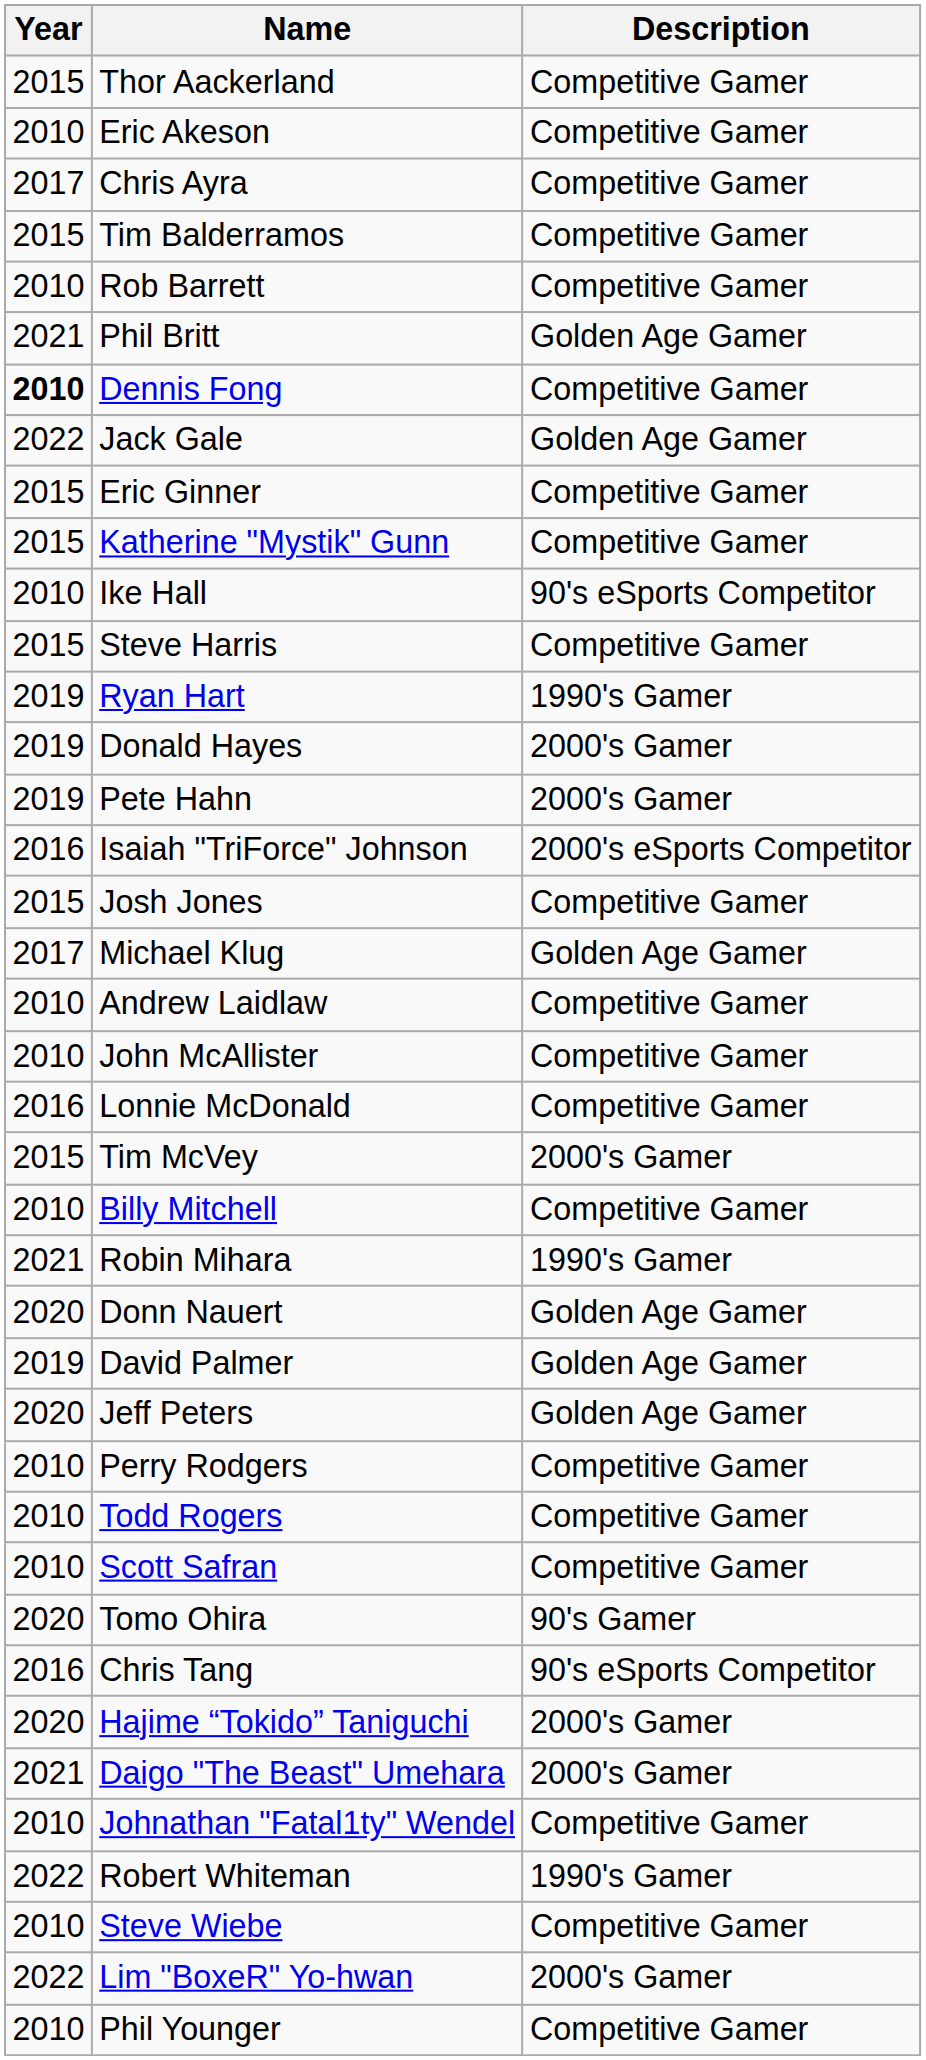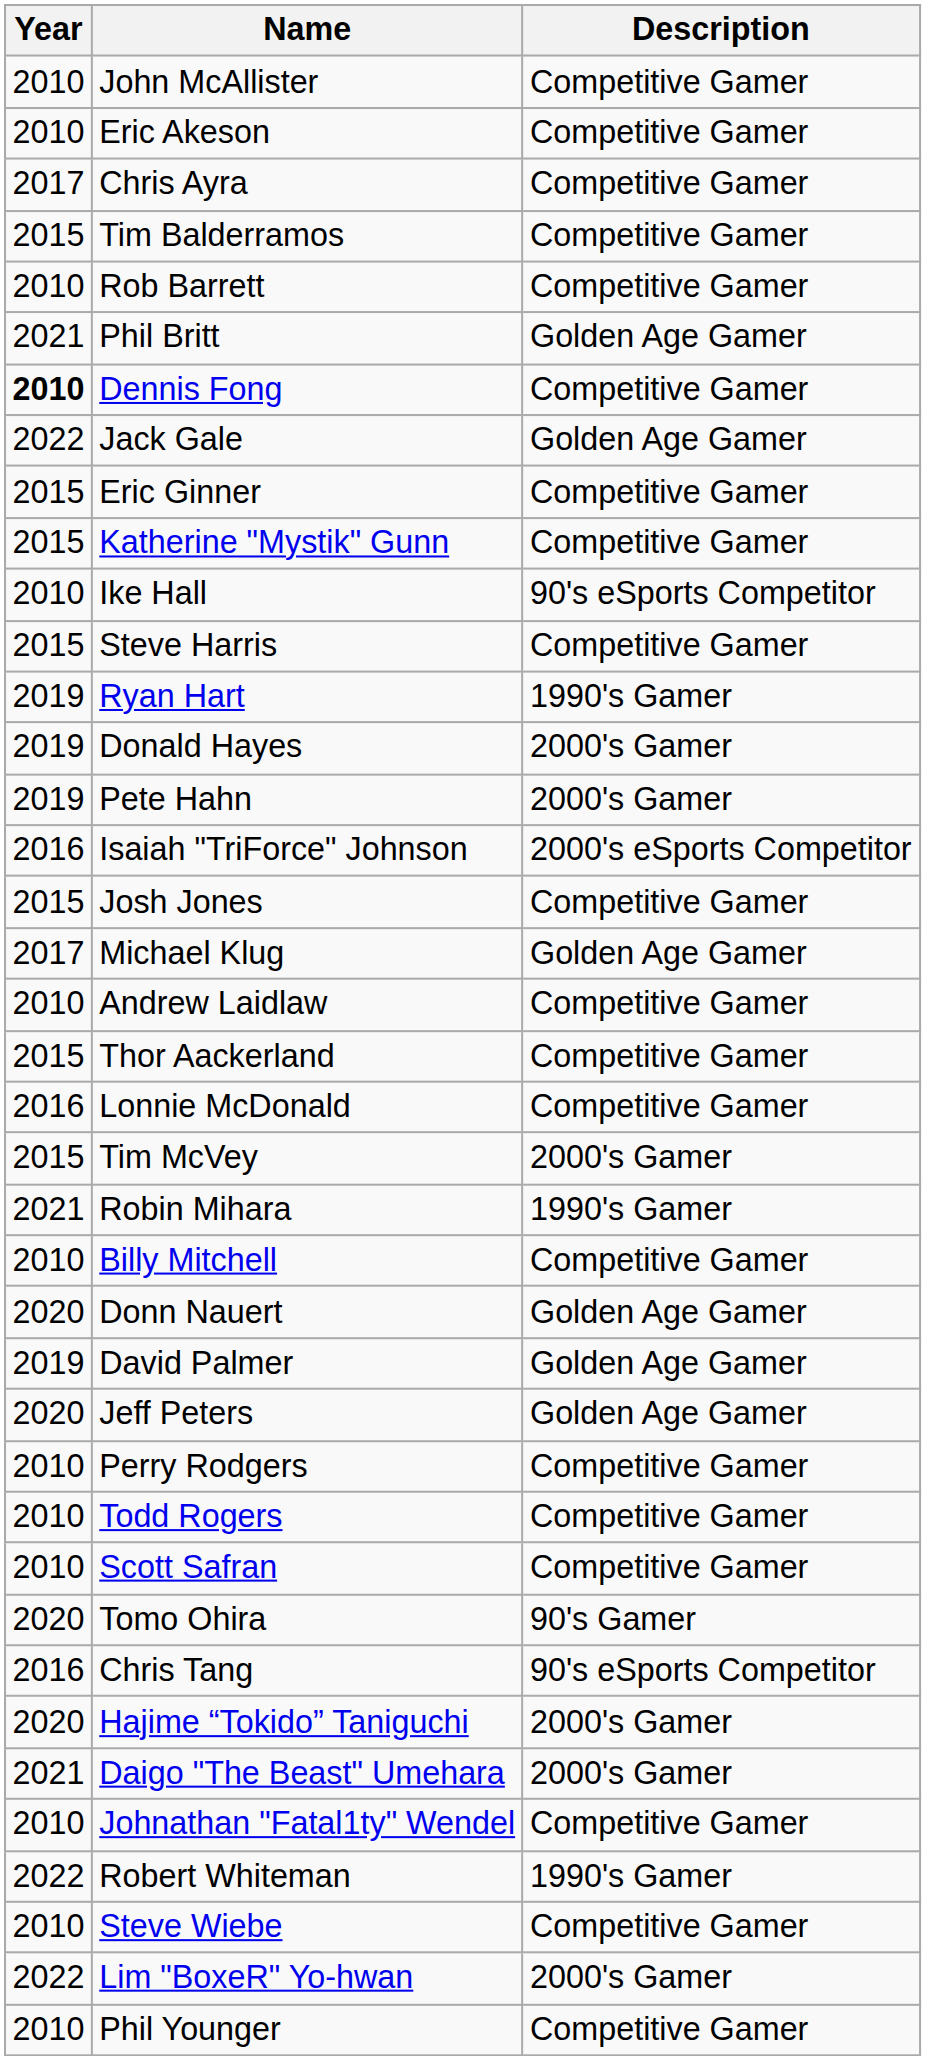rows swapped: (217, 81) <-> (209, 1055)
rows swapped: (195, 1260) <-> (188, 1209)
